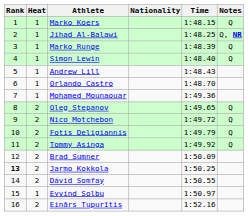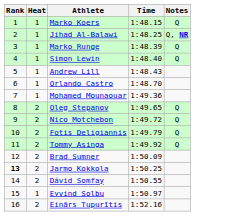- column: (155, 11)
